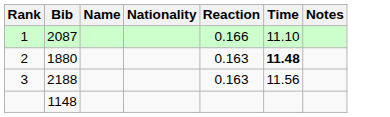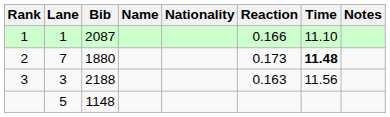+ column: (63, 15)
(231, 58) 0.163 -> (269, 58) 0.173
